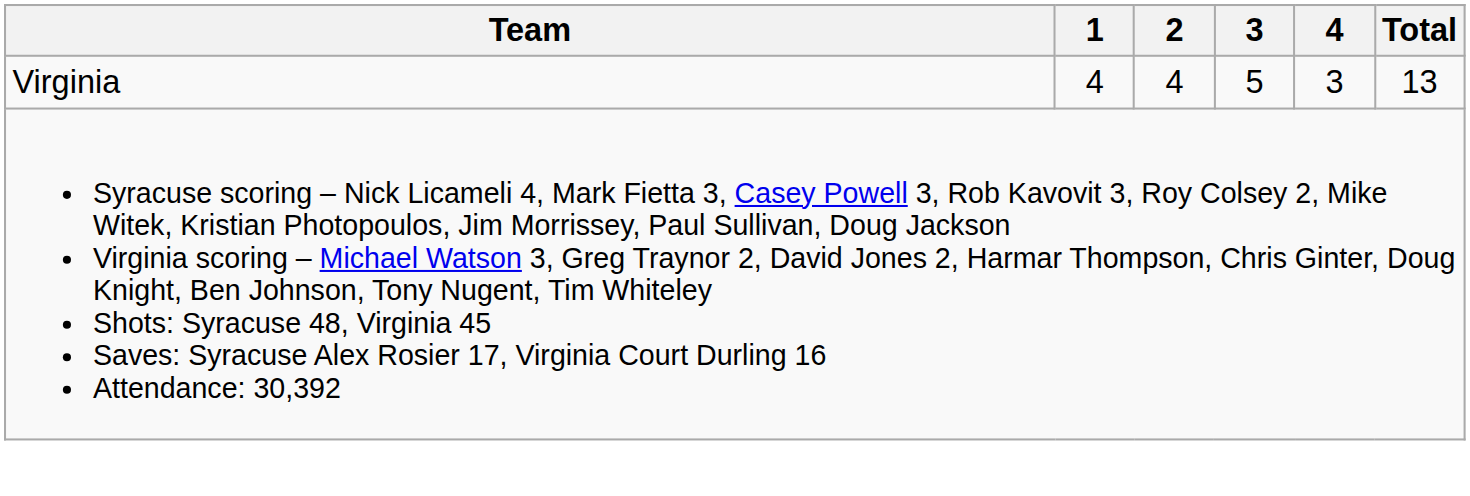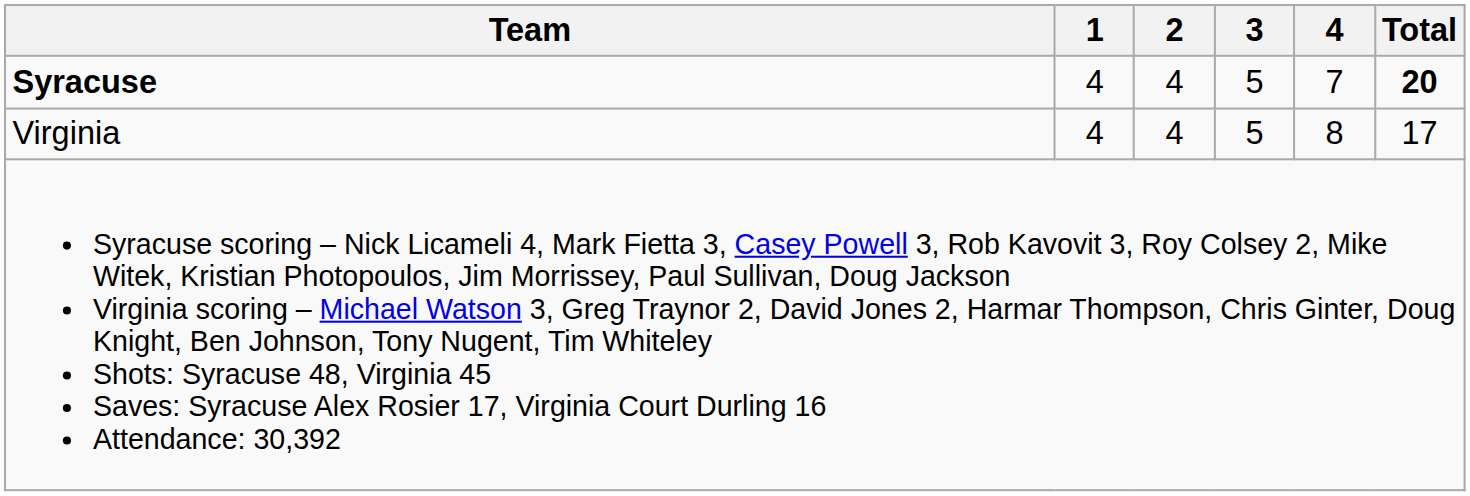+ row: (85, 81)
(1334, 81) 3 -> (1334, 133) 8
(1419, 81) 13 -> (1419, 133) 17
